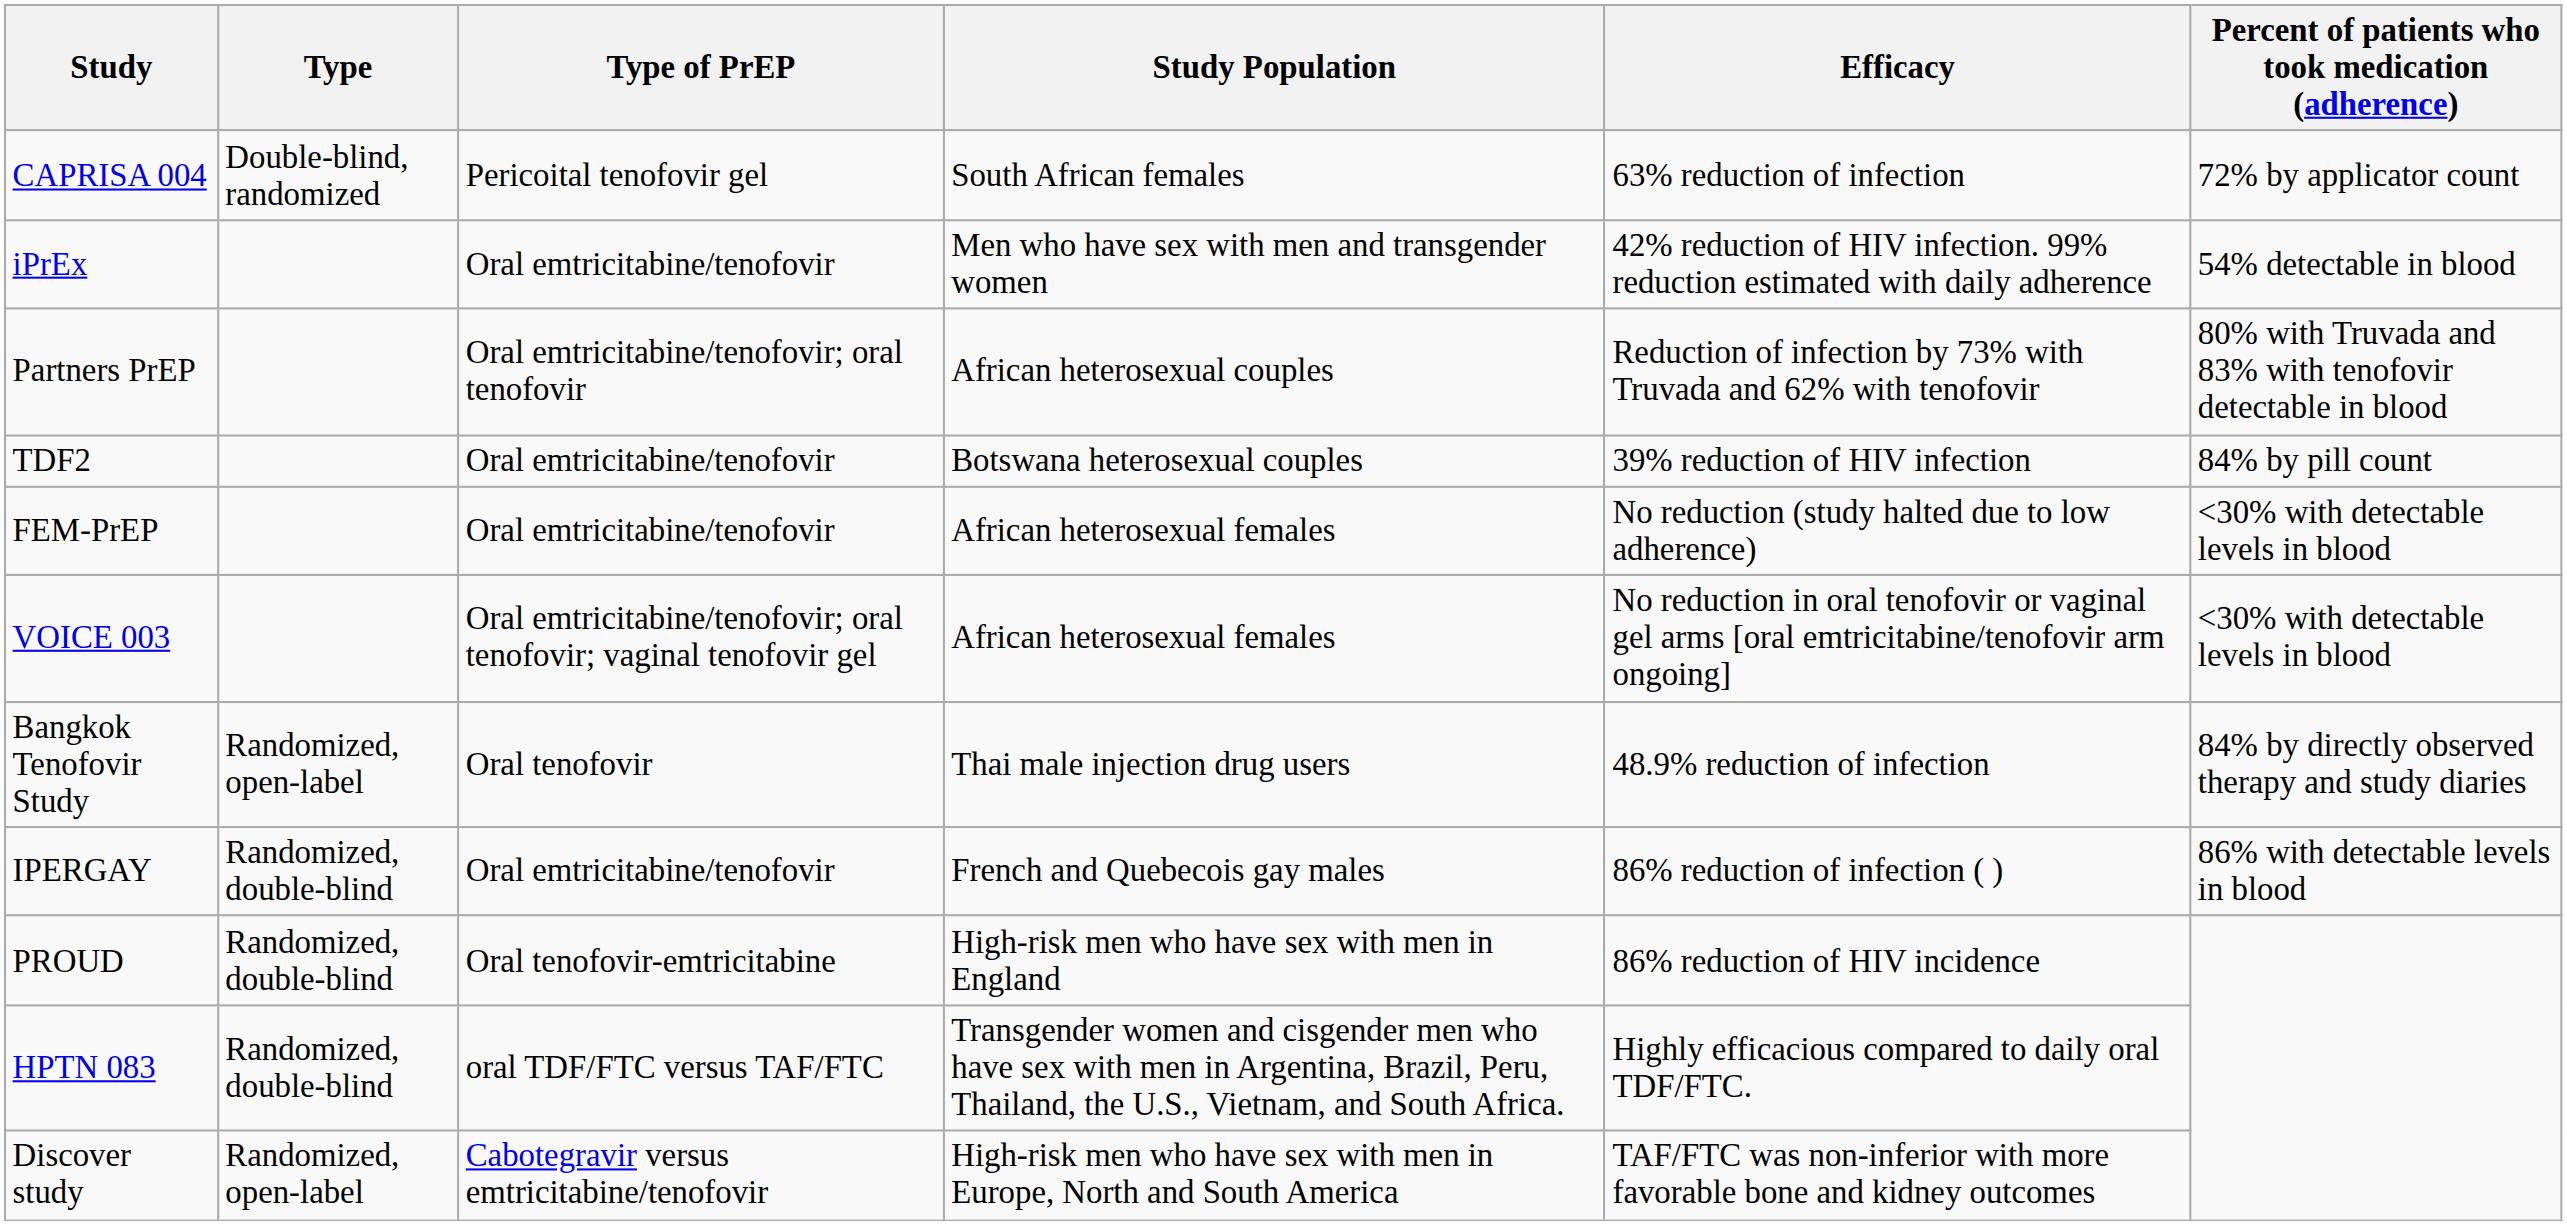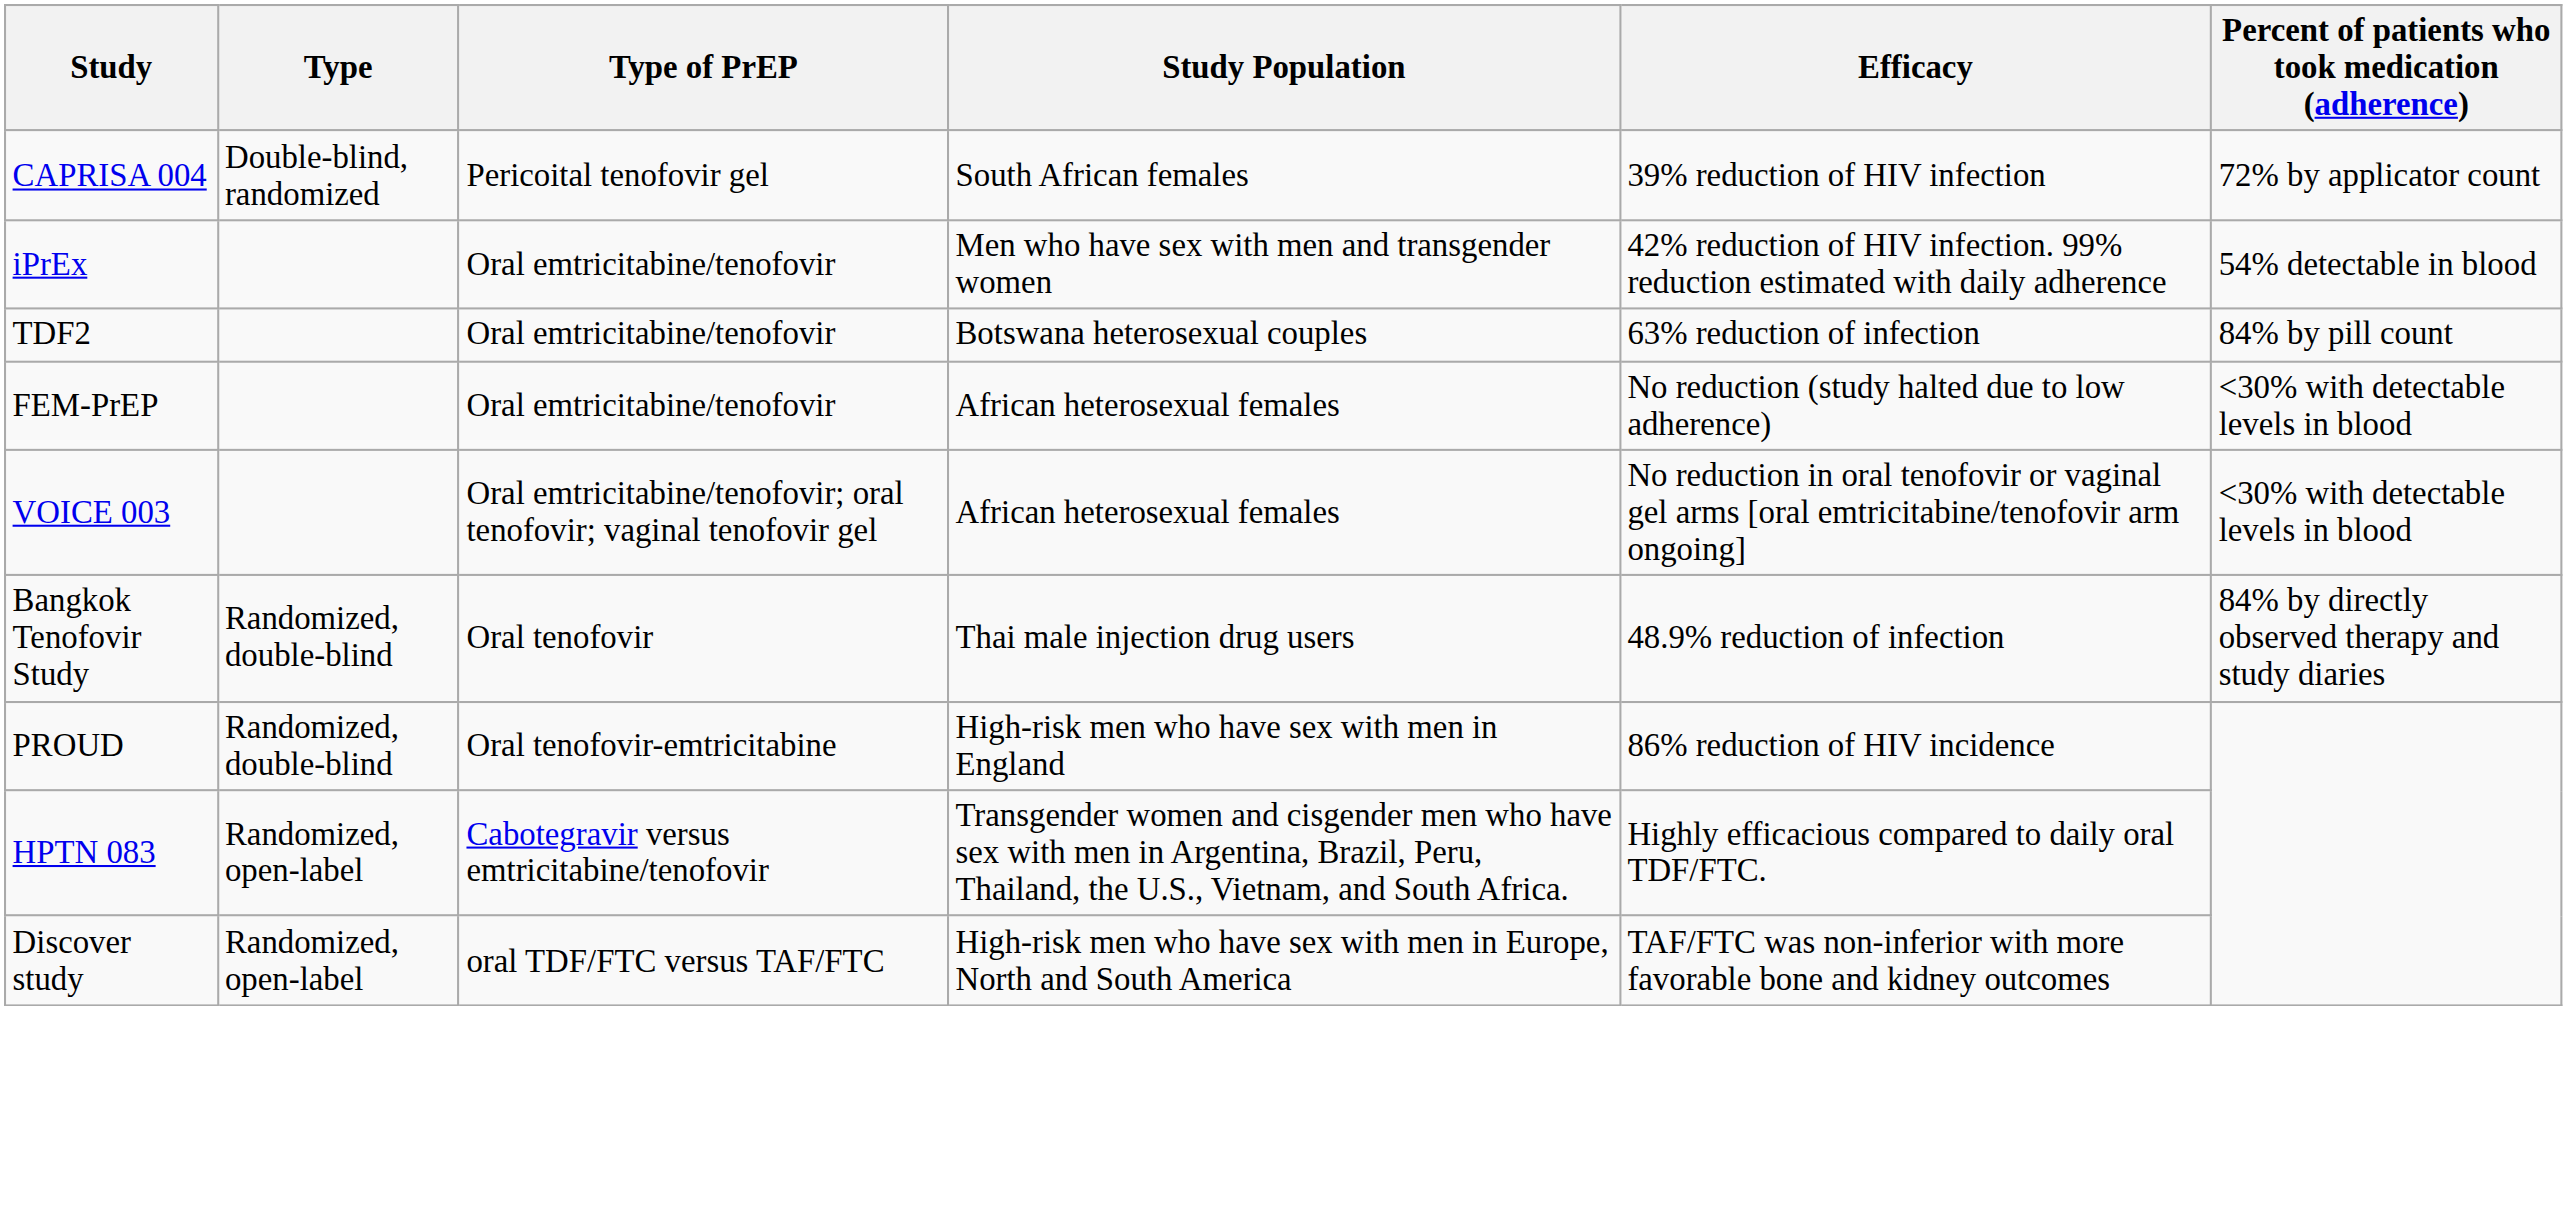(1789, 174) 63% reduction of infection -> (1837, 174) 39% reduction of HIV infection
- row: (104, 371)
(1822, 459) 39% reduction of HIV infection -> (1804, 334) 63% reduction of infection
(312, 763) Randomized, open-label -> (312, 637) Randomized, double-blind
- row: (82, 871)
(312, 1067) Randomized, double-blind -> (312, 852) Randomized, open-label
(675, 1067) oral TDF/FTC versus TAF/FTC -> (618, 852) Cabotegravir versus emtricitabine/tenofovir
(617, 1174) Cabotegravir versus emtricitabine/tenofovir -> (676, 959) oral TDF/FTC versus TAF/FTC
